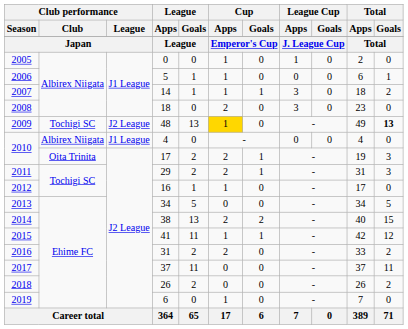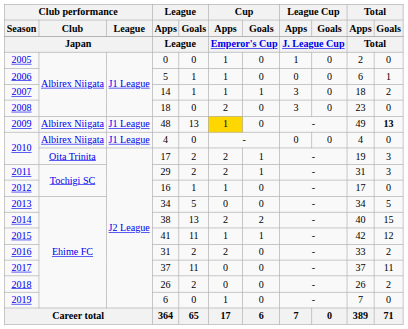(72, 124) Tochigi SC -> (72, 124) Albirex Niigata
(129, 124) J2 League -> (129, 124) J1 League
